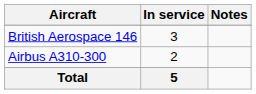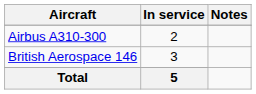rows swapped: (57, 57) <-> (73, 36)
